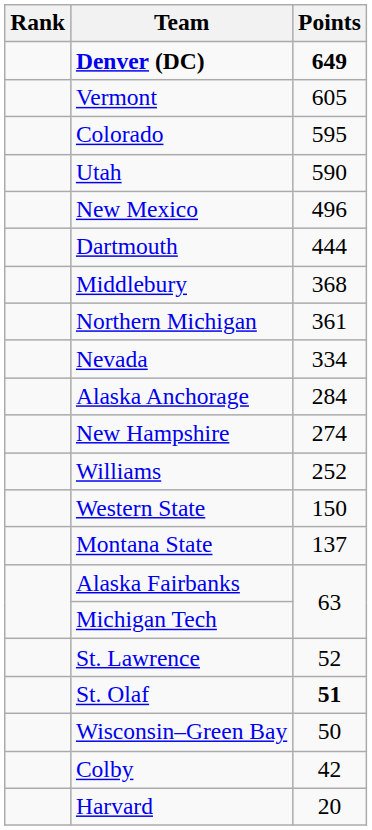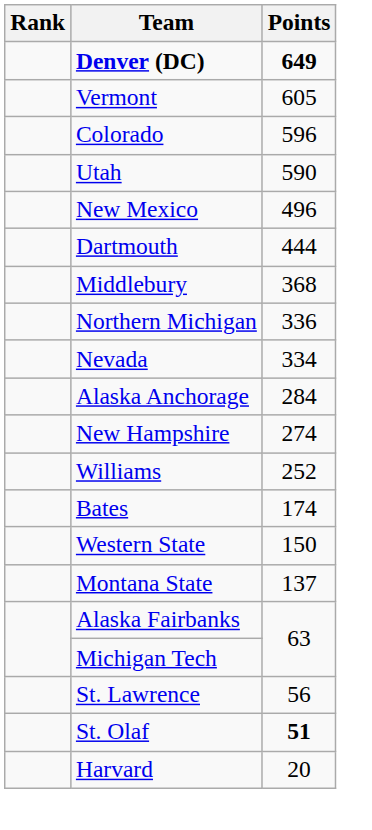(329, 135) 595 -> (299, 135) 596
(329, 321) 361 -> (299, 321) 336
+ row: (102, 508)
(329, 657) 52 -> (299, 694) 56
- row: (182, 731)
- row: (105, 769)
